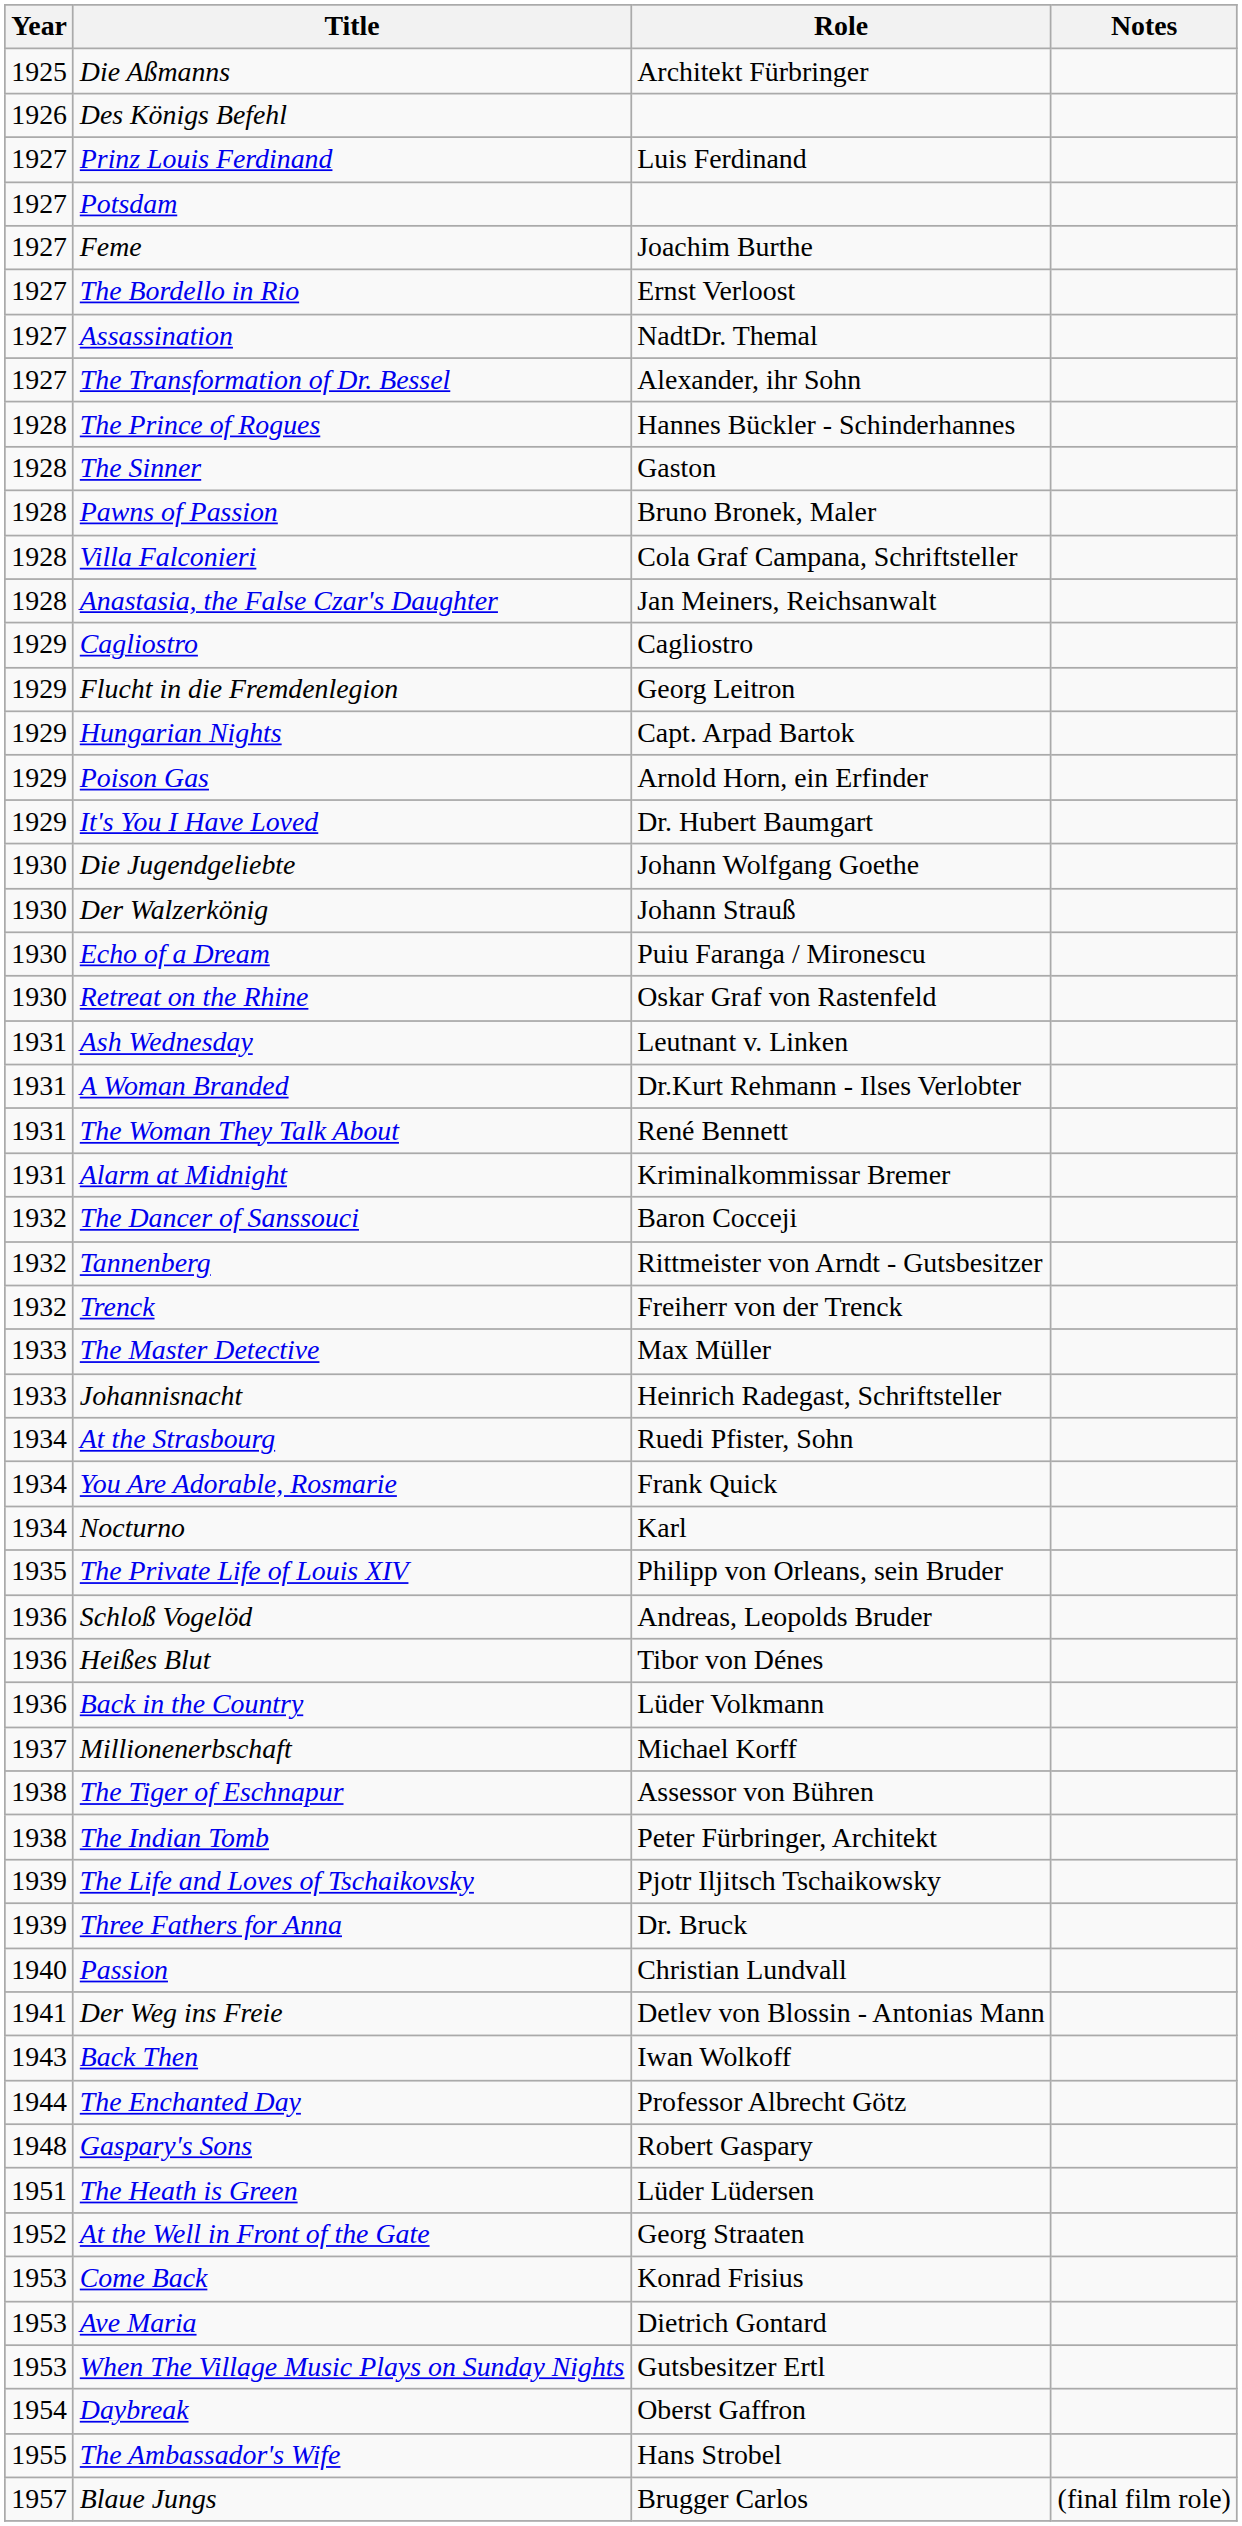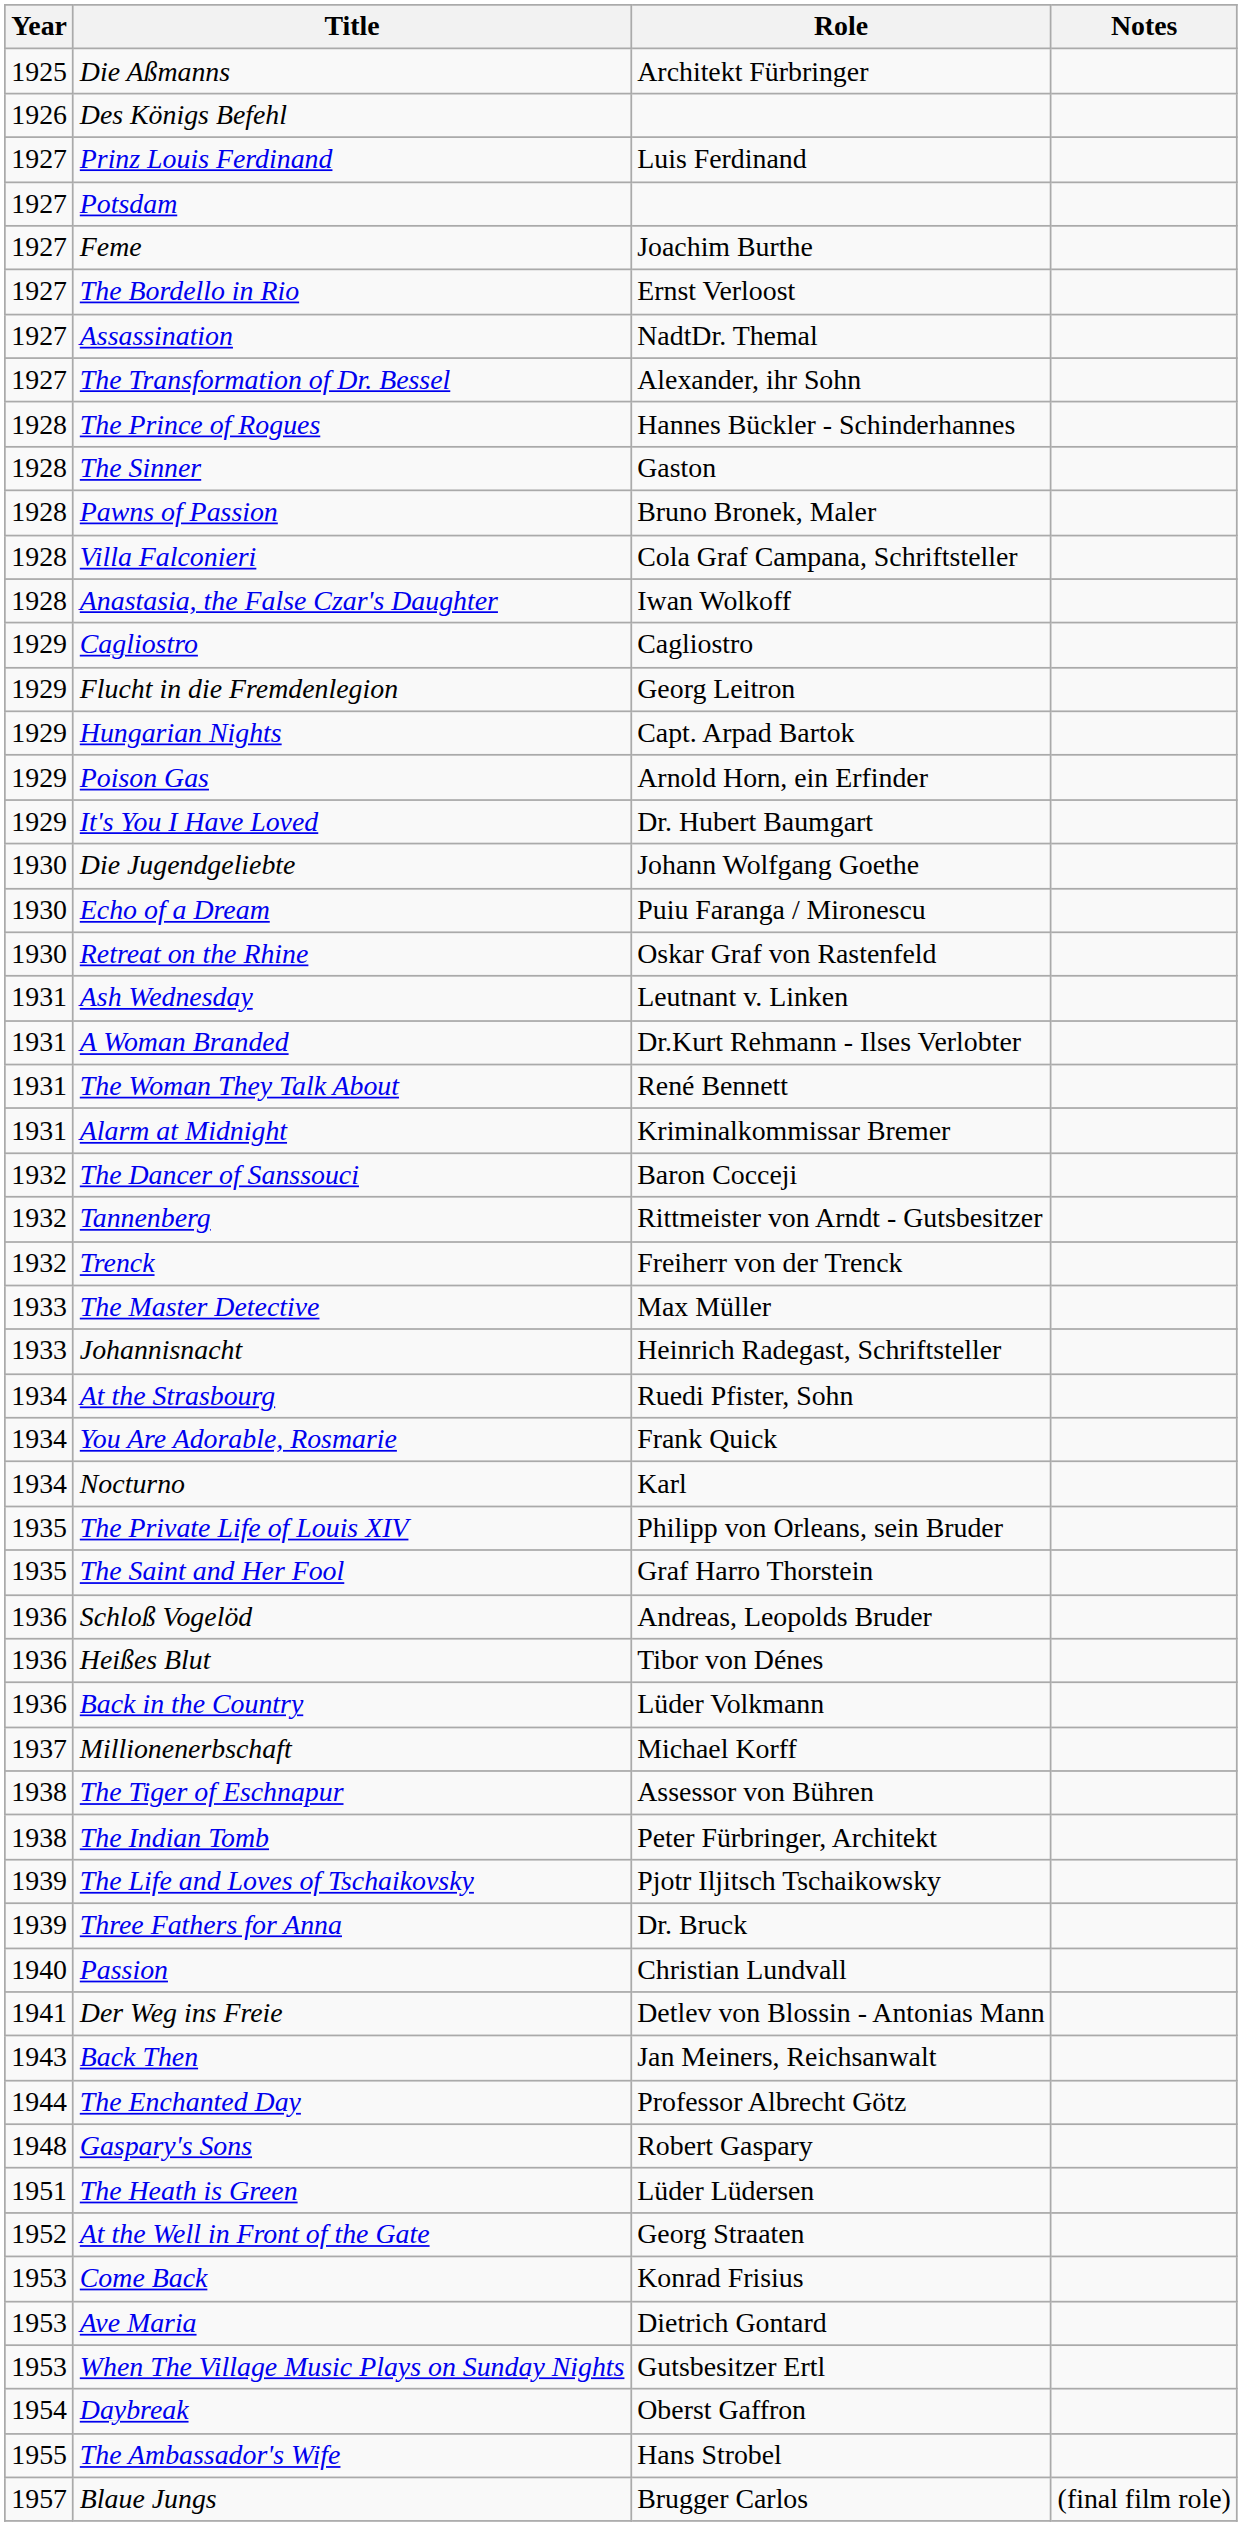(787, 600) Jan Meiners, Reichsanwalt -> (714, 600) Iwan Wolkoff
- row: (174, 909)
+ row: (212, 1571)
(714, 2057) Iwan Wolkoff -> (787, 2057) Jan Meiners, Reichsanwalt
